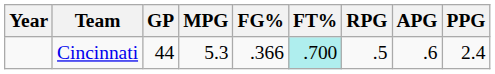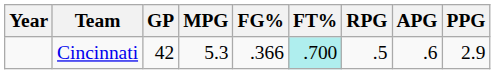(164, 52) 44 -> (164, 52) 42
(473, 52) 2.4 -> (473, 52) 2.9
